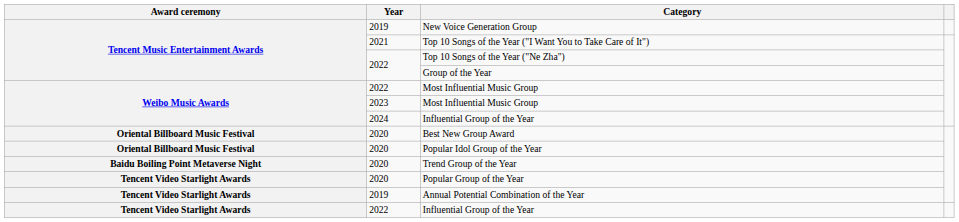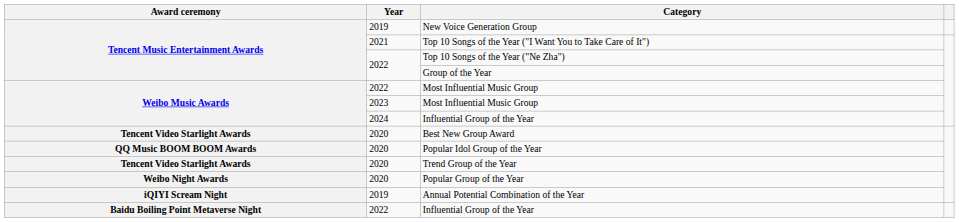(186, 133) Oriental Billboard Music Festival -> (186, 133) Tencent Video Starlight Awards
(186, 149) Oriental Billboard Music Festival -> (186, 149) QQ Music BOOM BOOM Awards
(186, 164) Baidu Boiling Point Metaverse Night -> (186, 164) Tencent Video Starlight Awards
(186, 179) Tencent Video Starlight Awards -> (186, 179) Weibo Night Awards
(186, 194) Tencent Video Starlight Awards -> (186, 194) iQIYI Scream Night
(186, 210) Tencent Video Starlight Awards -> (186, 210) Baidu Boiling Point Metaverse Night
